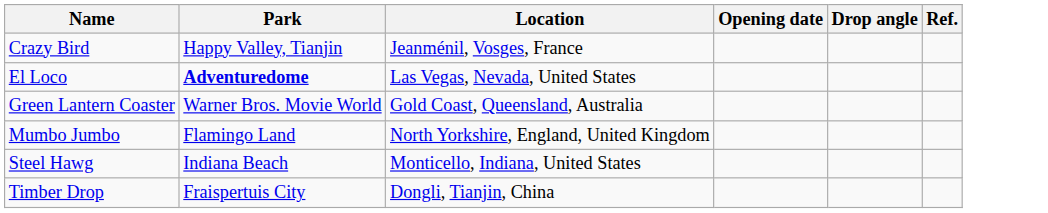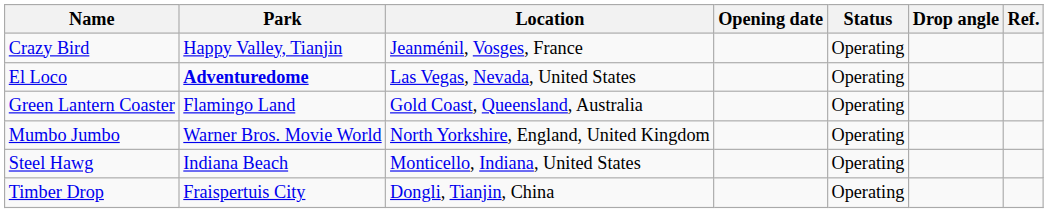+ column: (868, 18)
(282, 105) Warner Bros. Movie World -> (239, 105) Flamingo Land
(239, 134) Flamingo Land -> (282, 134) Warner Bros. Movie World
